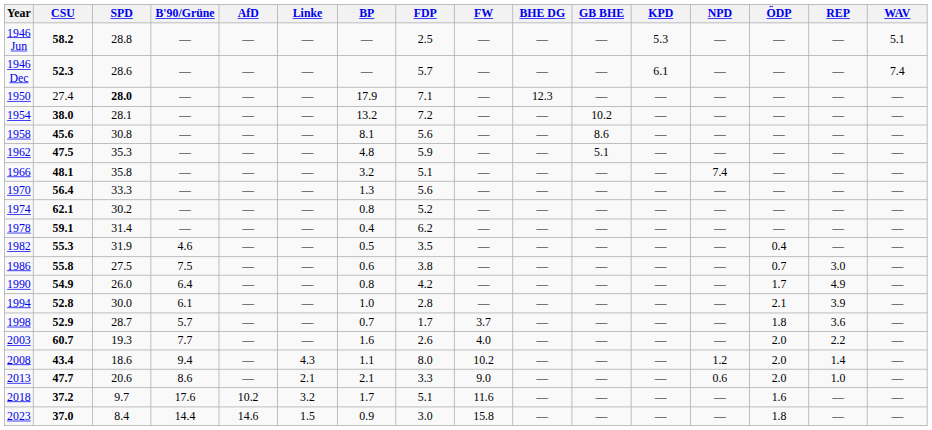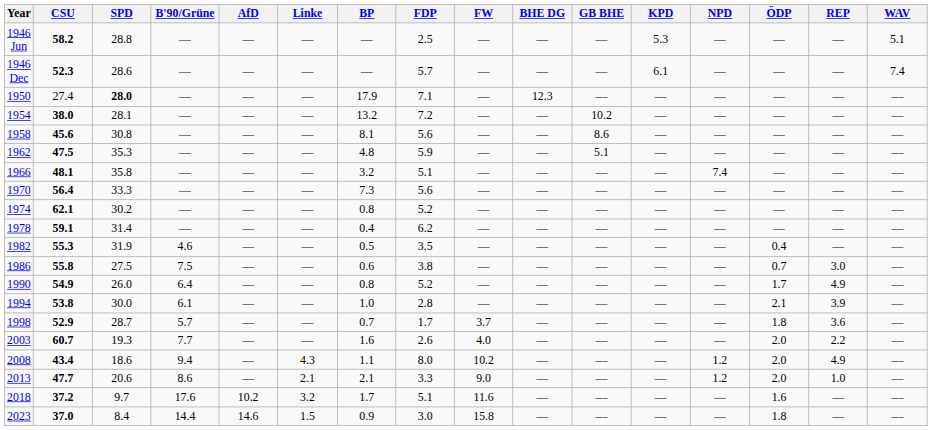(367, 190) 1.3 -> (367, 190) 7.3
(425, 284) 4.2 -> (425, 284) 5.2
(63, 303) 52.8 -> (63, 303) 53.8
(838, 359) 1.4 -> (838, 359) 4.9
(720, 378) 0.6 -> (720, 378) 1.2
